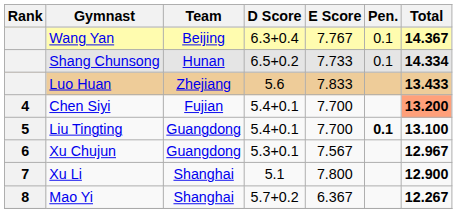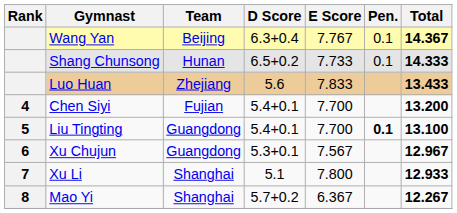(427, 61) 14.334 -> (427, 61) 14.333
(427, 106) lightsalmon background -> (427, 106) no background
(427, 174) 12.900 -> (427, 174) 12.933
